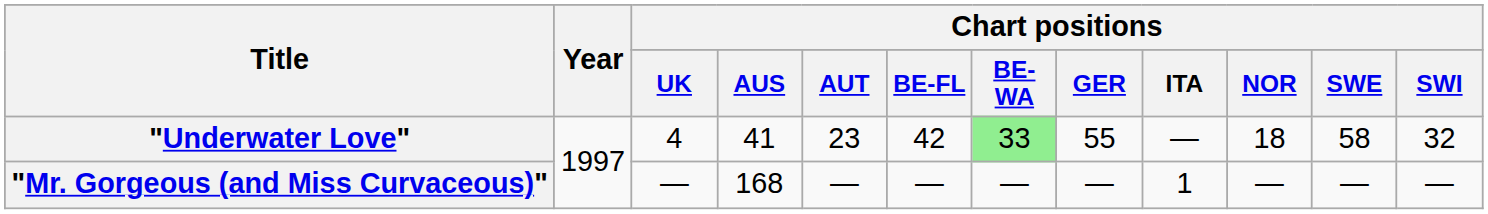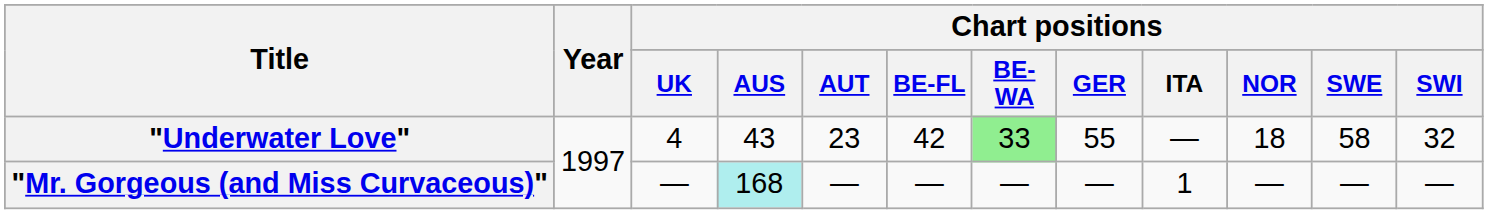(759, 138) 41 -> (759, 138) 43
(759, 184) no background -> (759, 184) paleturquoise background
